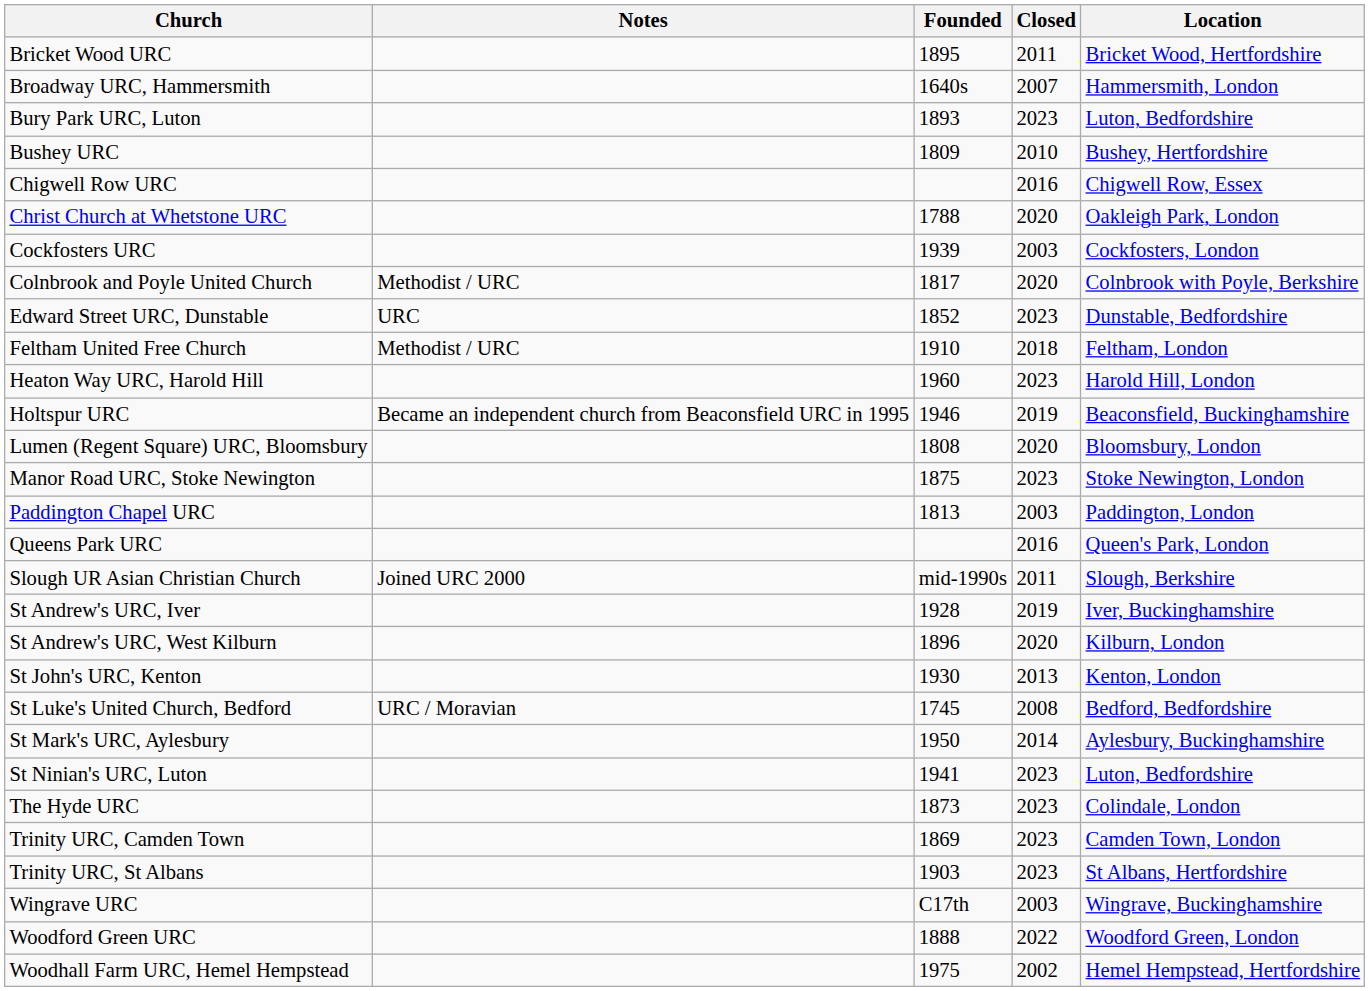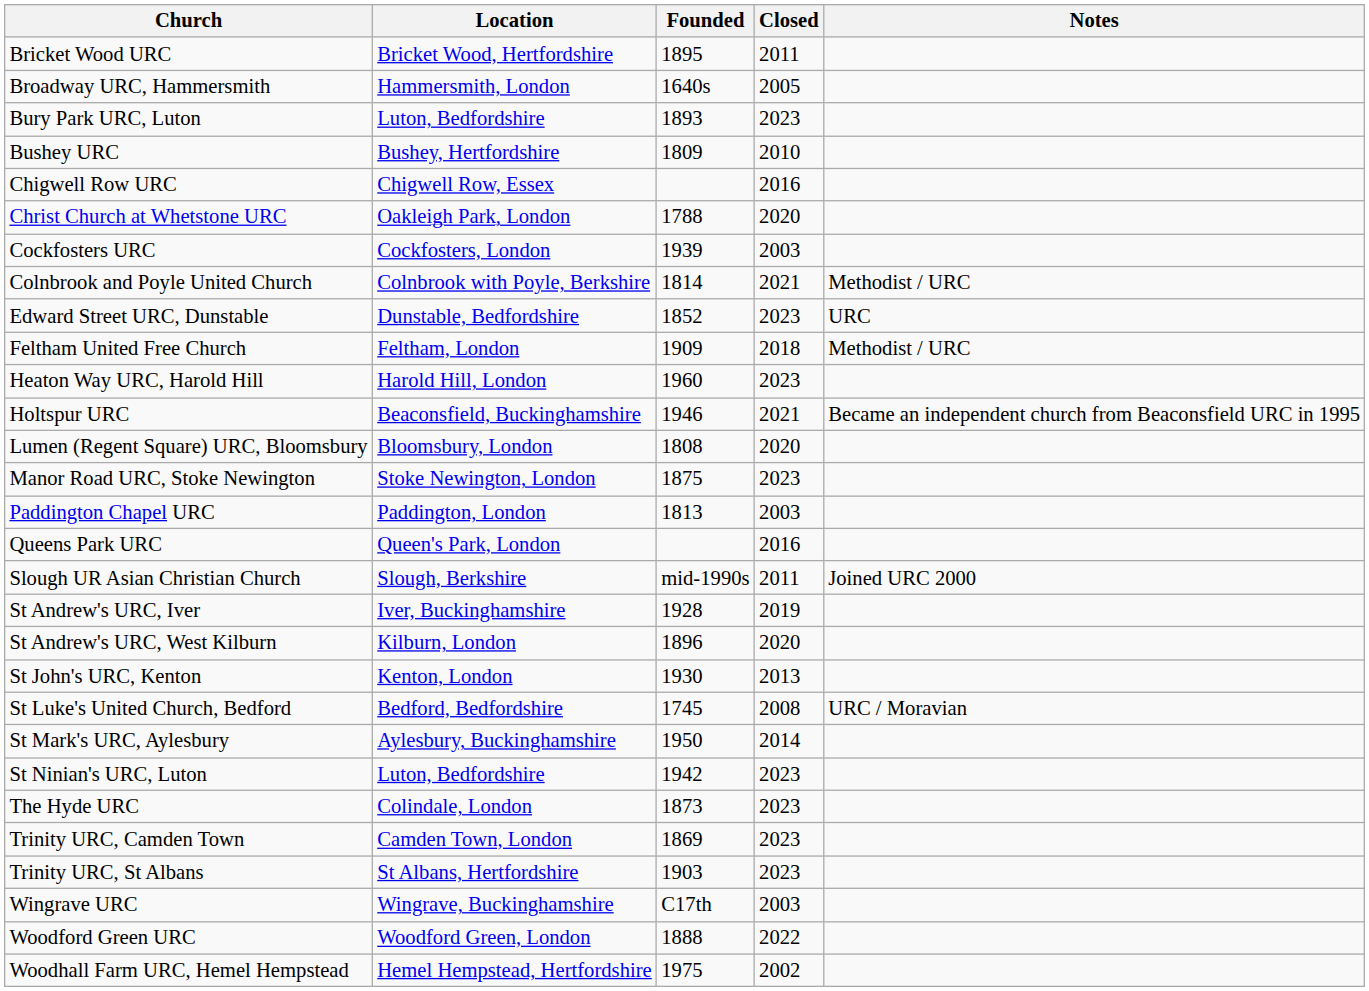columns swapped: (1223, 20) <-> (643, 20)
(1037, 86) 2007 -> (780, 86) 2005
(939, 282) 1817 -> (682, 282) 1814
(1037, 282) 2020 -> (780, 282) 2021
(939, 348) 1910 -> (682, 348) 1909
(1037, 413) 2019 -> (780, 413) 2021
(939, 773) 1941 -> (682, 773) 1942
